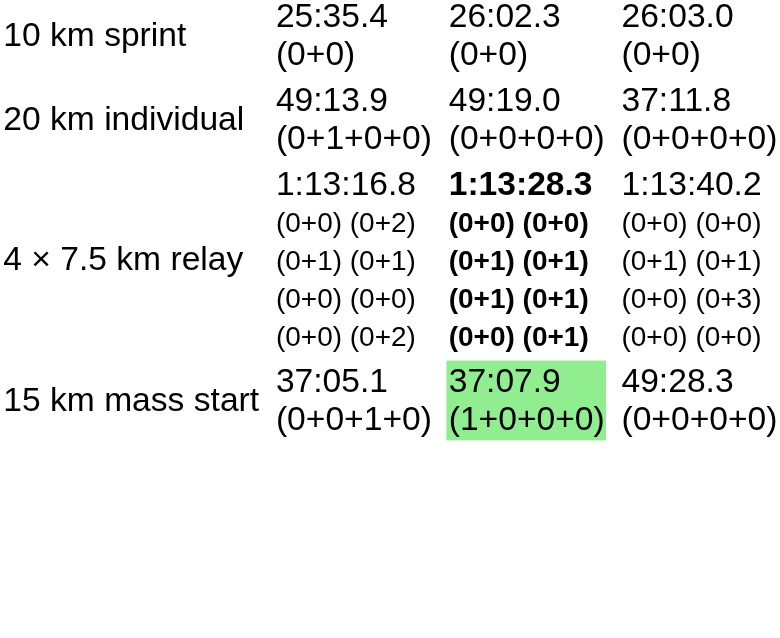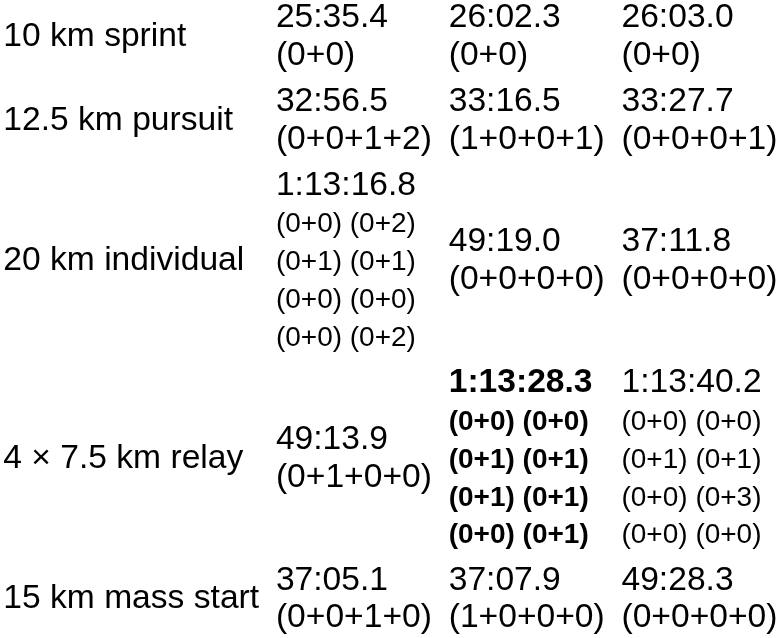+ row: (118, 118)
(354, 118) 49:13.9 (0+1+0+0) -> (346, 259) 1:13:16.8 (0+0) (0+2) (0+1) (0+1) (0+0) (0+0) (0+0) (0+2)
(346, 259) 1:13:16.8 (0+0) (0+2) (0+1) (0+1) (0+0) (0+0) (0+0) (0+2) -> (354, 456) 49:13.9 (0+1+0+0)
(527, 399) lightgreen background -> (527, 597) no background
